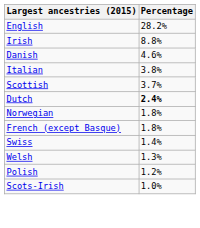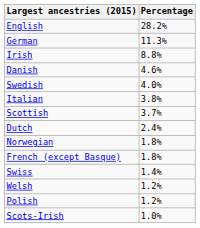+ row: (22, 40)
+ row: (25, 84)
(151, 99) bold -> (151, 128) normal
(151, 157) 1.3% -> (151, 186) 1.2%
